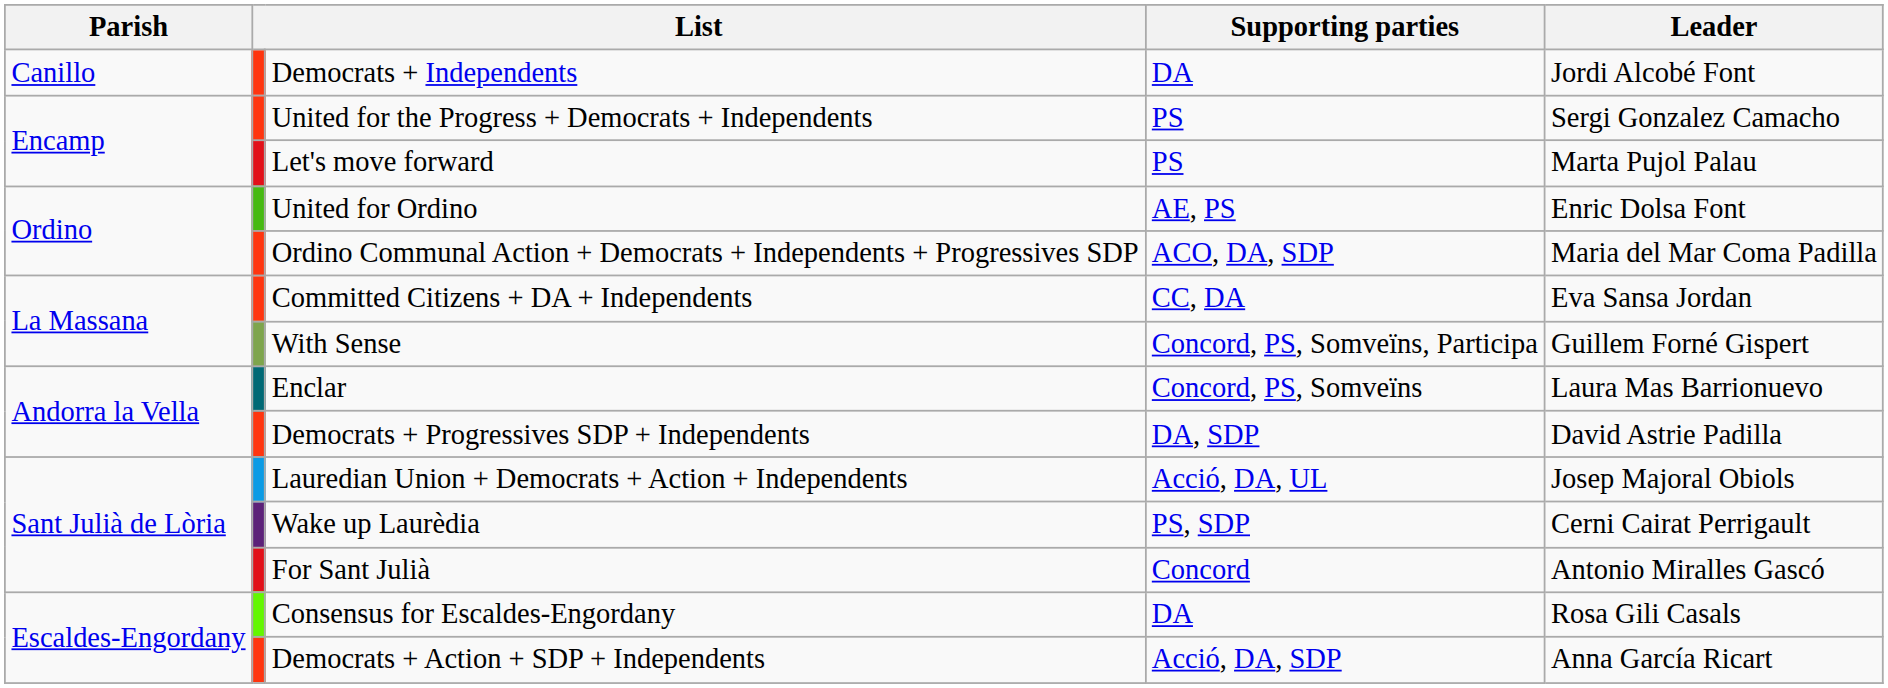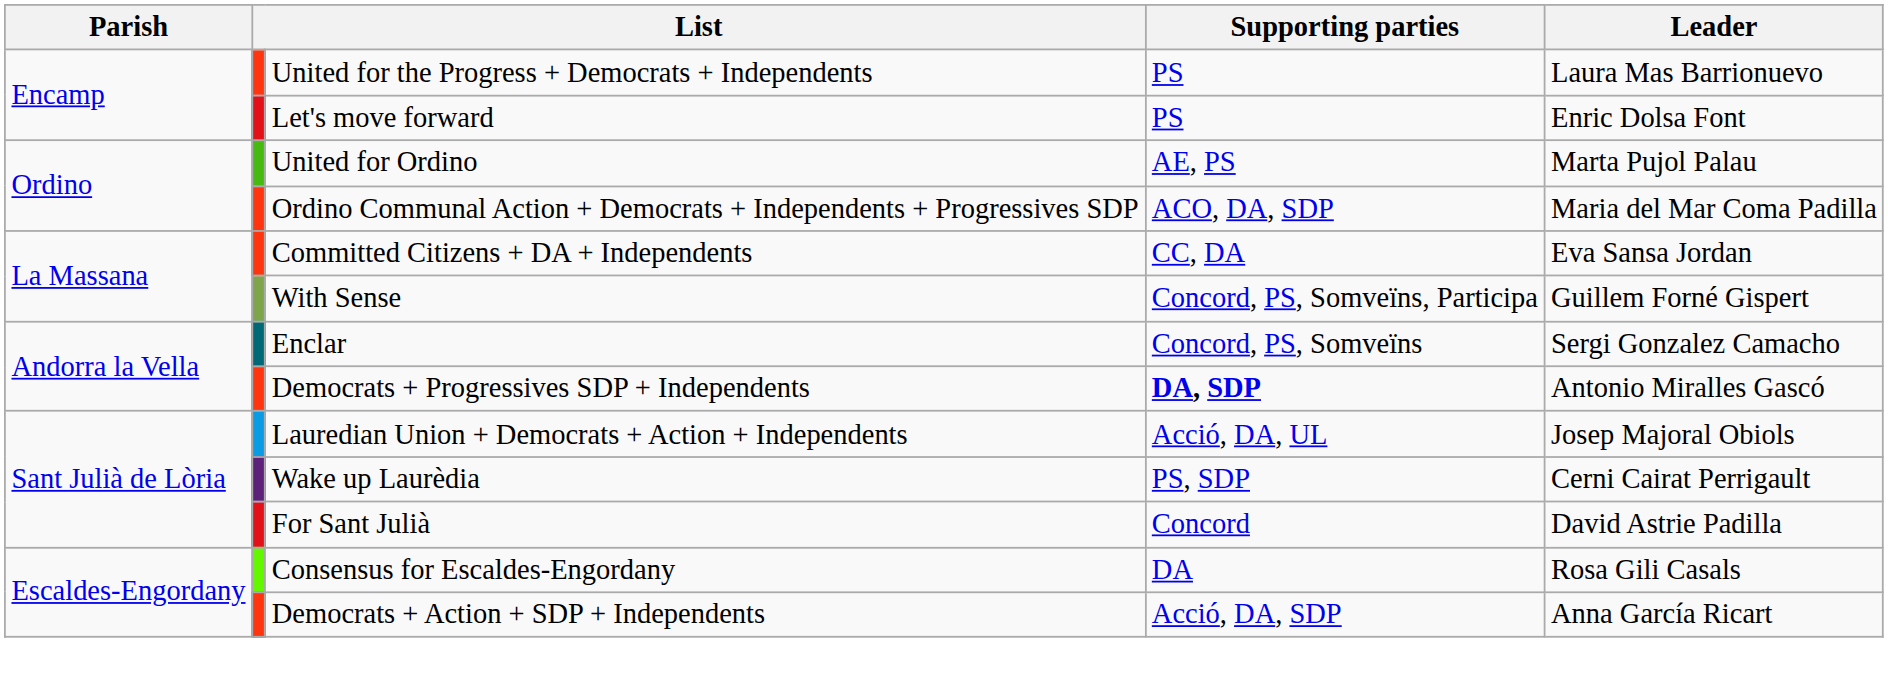- row: (425, 72)
(1695, 117) Sergi Gonzalez Camacho -> (1687, 72) Laura Mas Barrionuevo
(1654, 162) Marta Pujol Palau -> (1648, 117) Enric Dolsa Font
(1648, 207) Enric Dolsa Font -> (1654, 162) Marta Pujol Palau
(1687, 388) Laura Mas Barrionuevo -> (1695, 343) Sergi Gonzalez Camacho
(1206, 433) normal -> (1206, 388) bold
(1667, 433) David Astrie Padilla -> (1688, 388) Antonio Miralles Gascó
(1688, 569) Antonio Miralles Gascó -> (1667, 523) David Astrie Padilla
